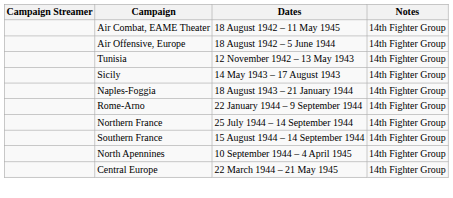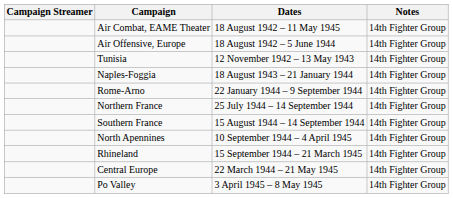- row: (109, 75)
+ row: (118, 153)
+ row: (116, 185)
